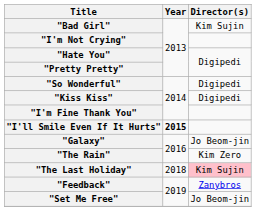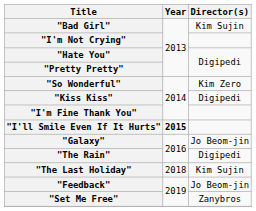(220, 84) Digipedi -> (220, 84) Kim Zero
(220, 156) Kim Zero -> (220, 156) Digipedi
(220, 170) pink background -> (220, 170) no background
(220, 184) Zanybros -> (220, 184) Jo Beom-jin
(220, 199) Jo Beom-jin -> (220, 199) Zanybros
